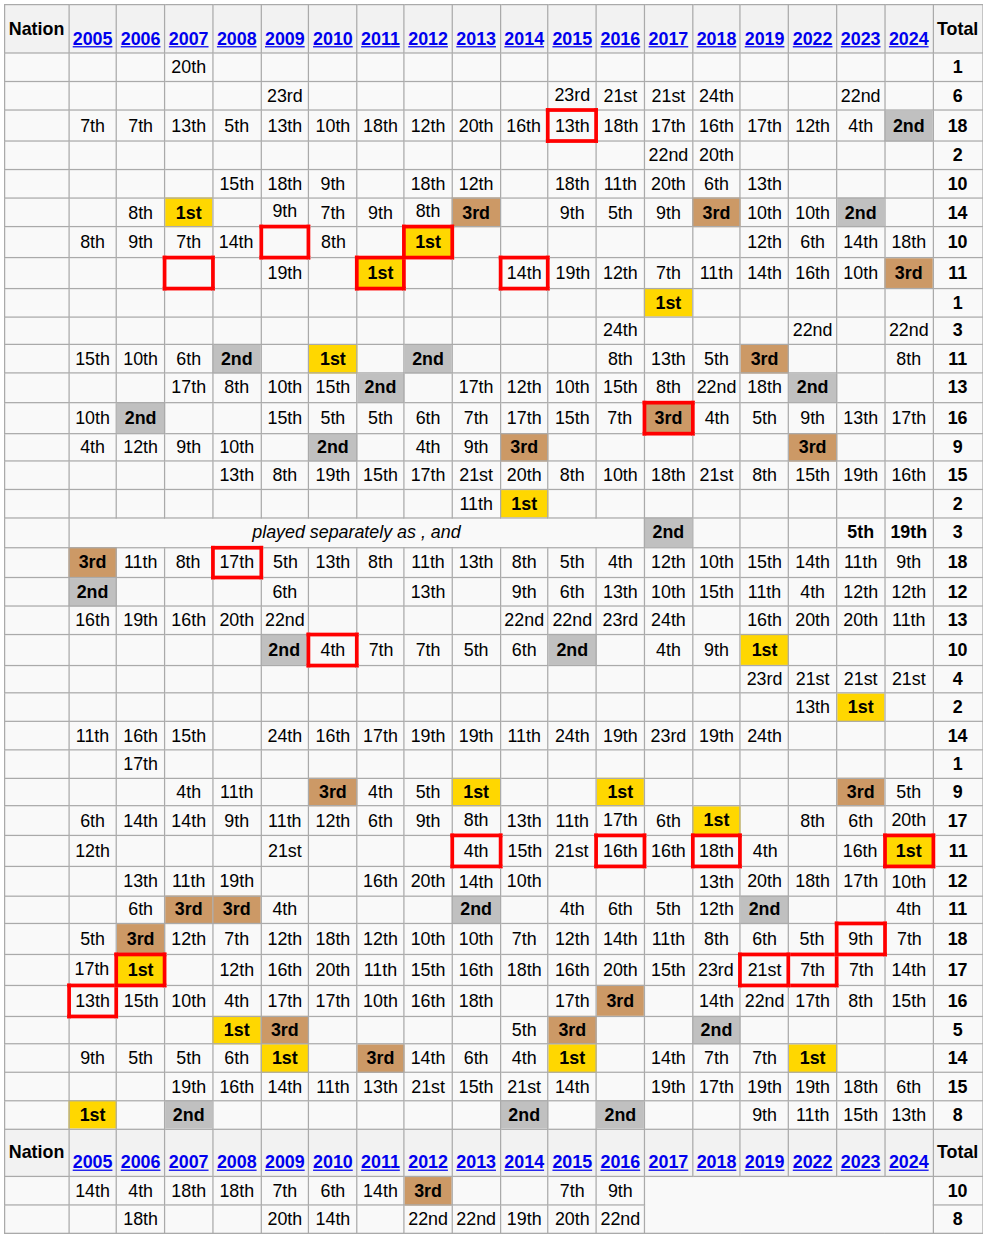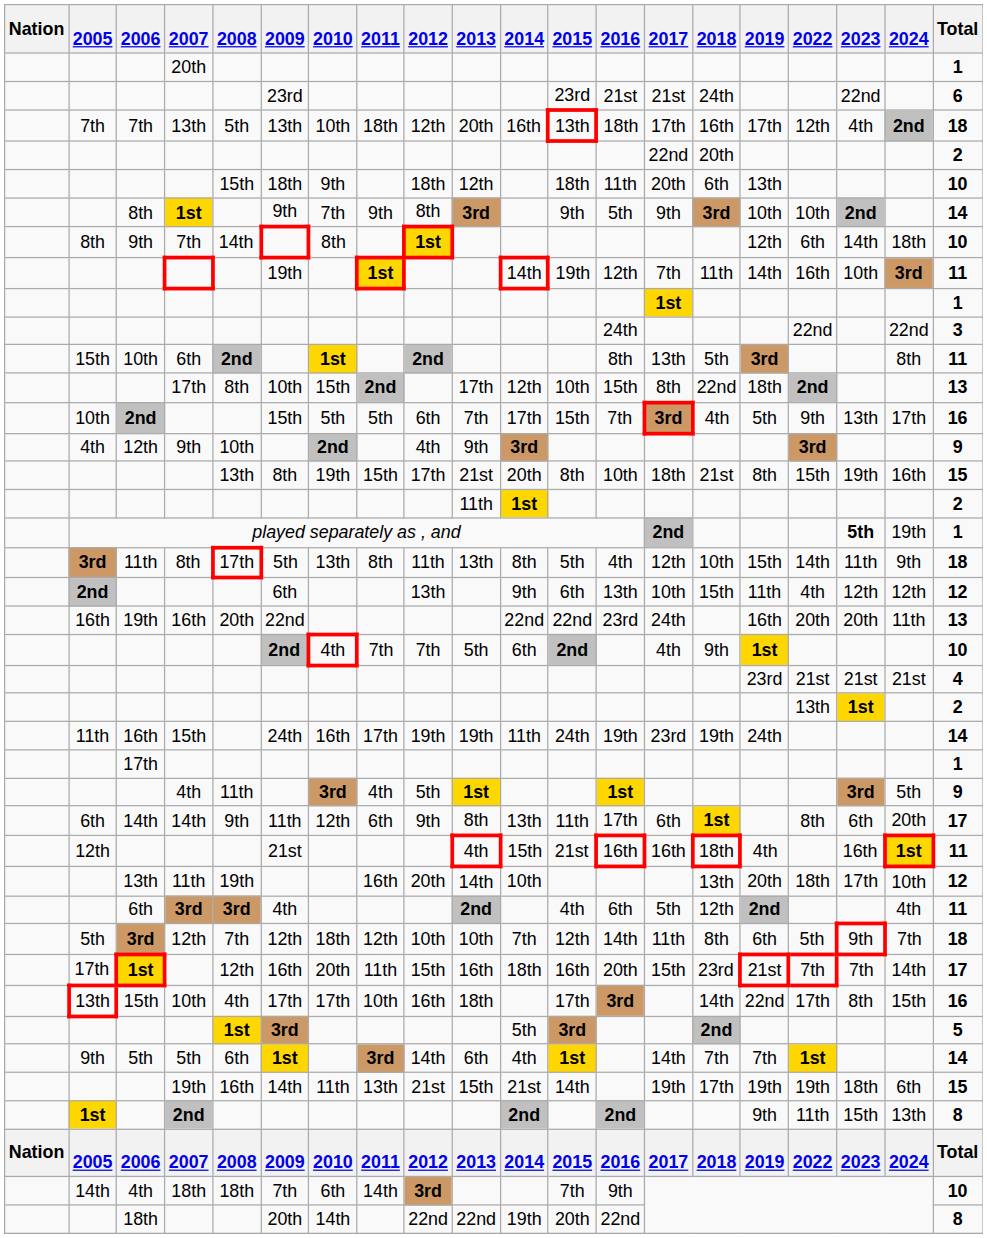(909, 533) bold -> (909, 533) normal
(958, 533) 3 -> (958, 533) 1
